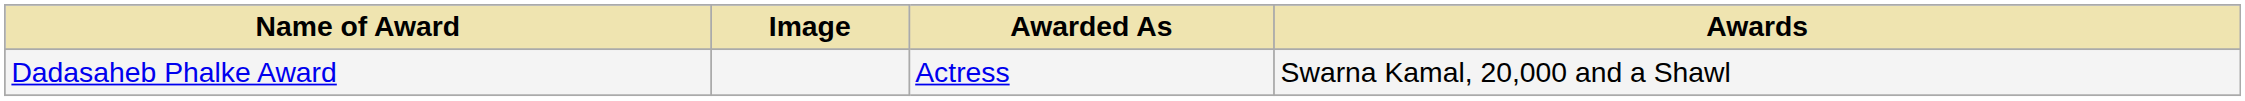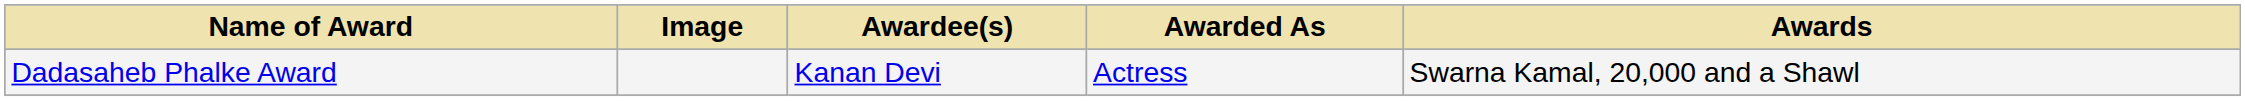+ column: (937, 26)
